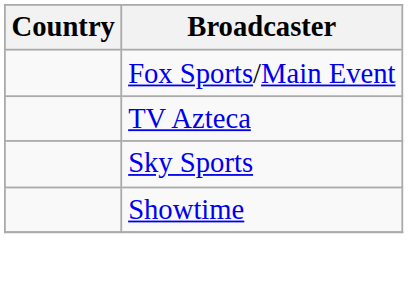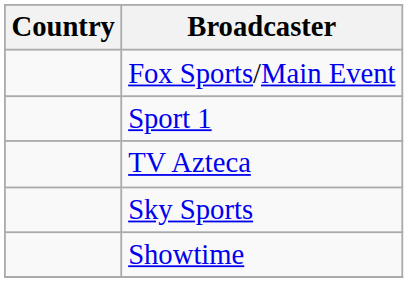+ row: (170, 118)
